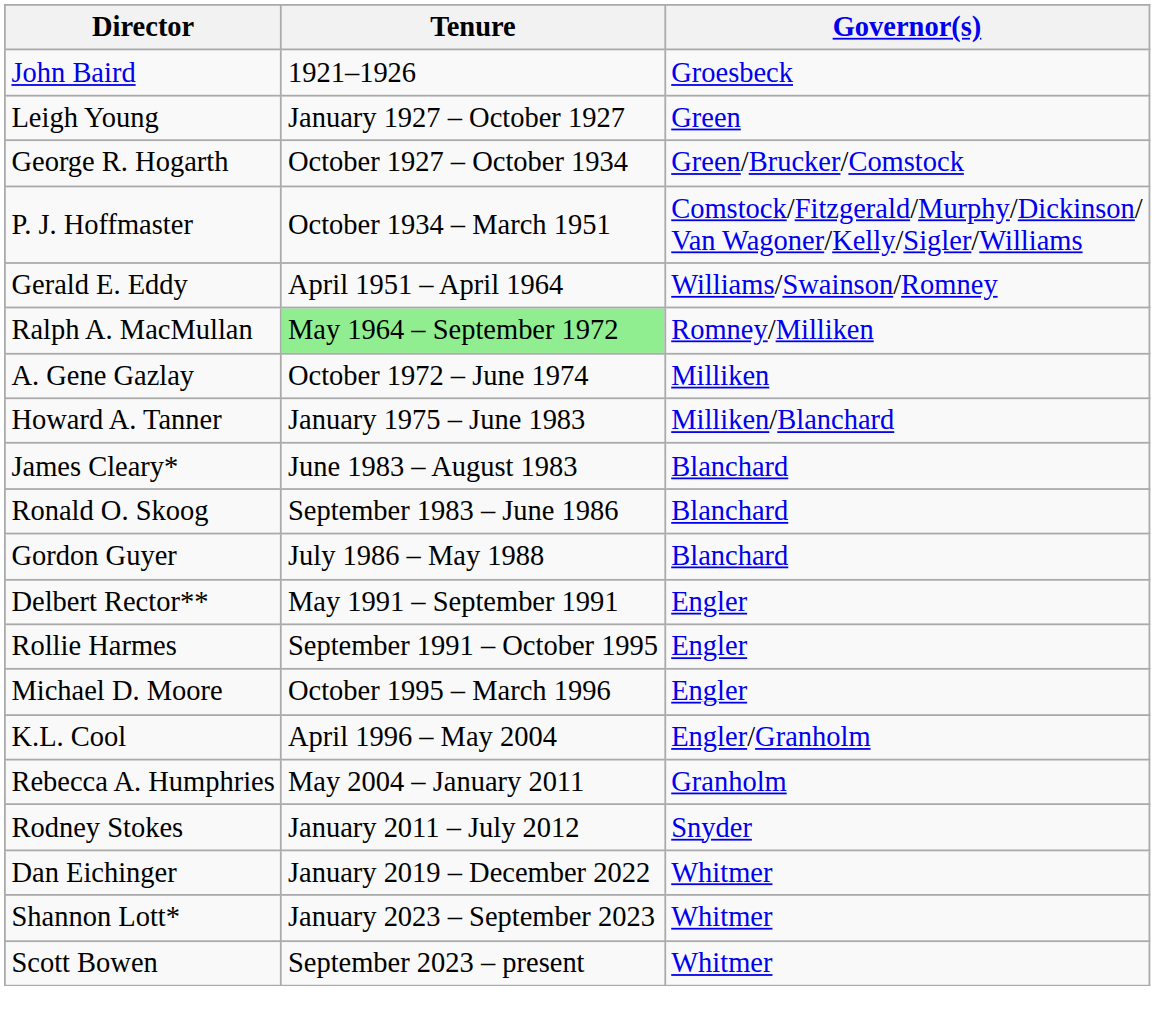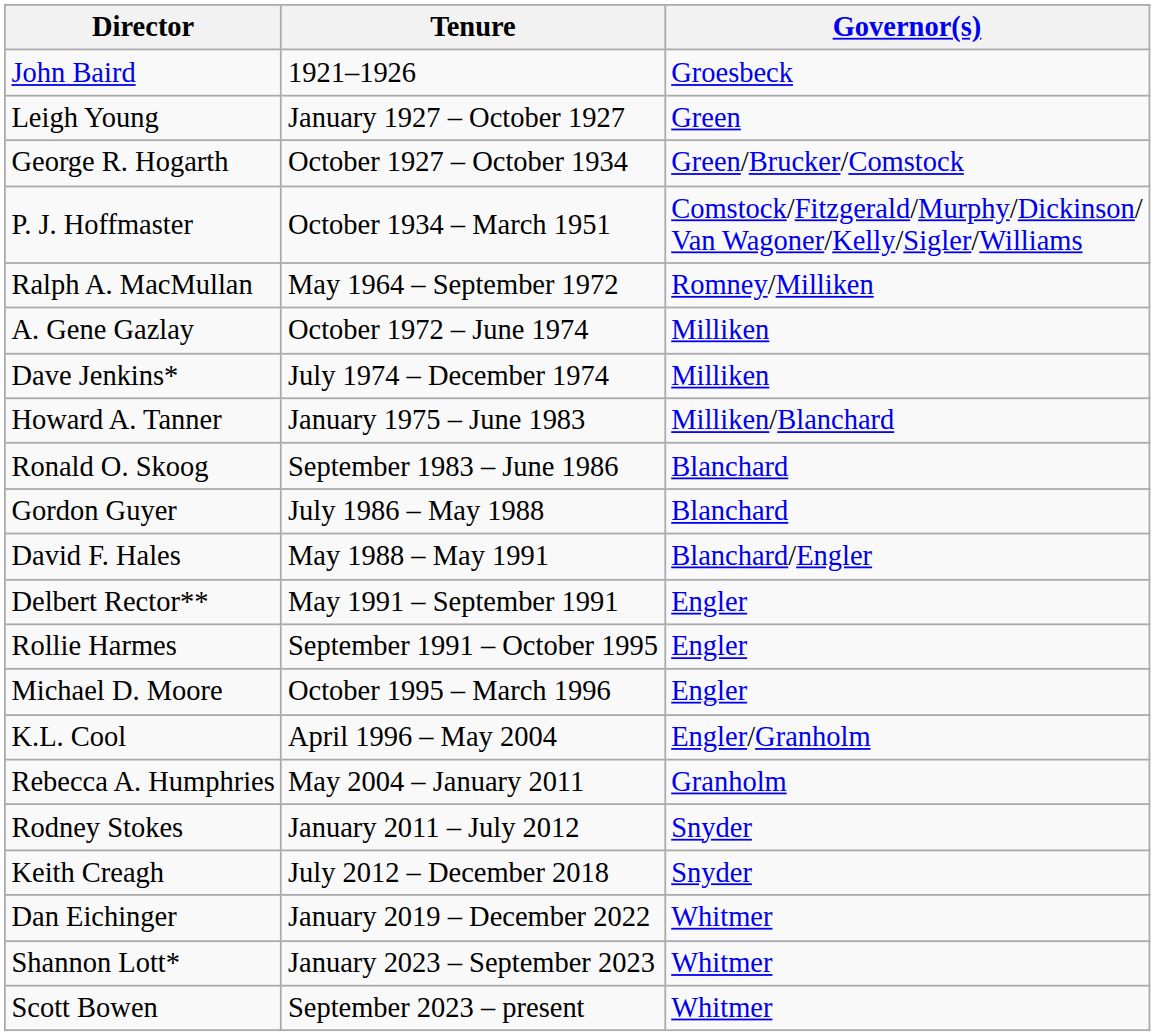- row: (100, 284)
(453, 330) lightgreen background -> (453, 284) no background
+ row: (95, 375)
- row: (95, 465)
+ row: (96, 555)
+ row: (88, 872)
